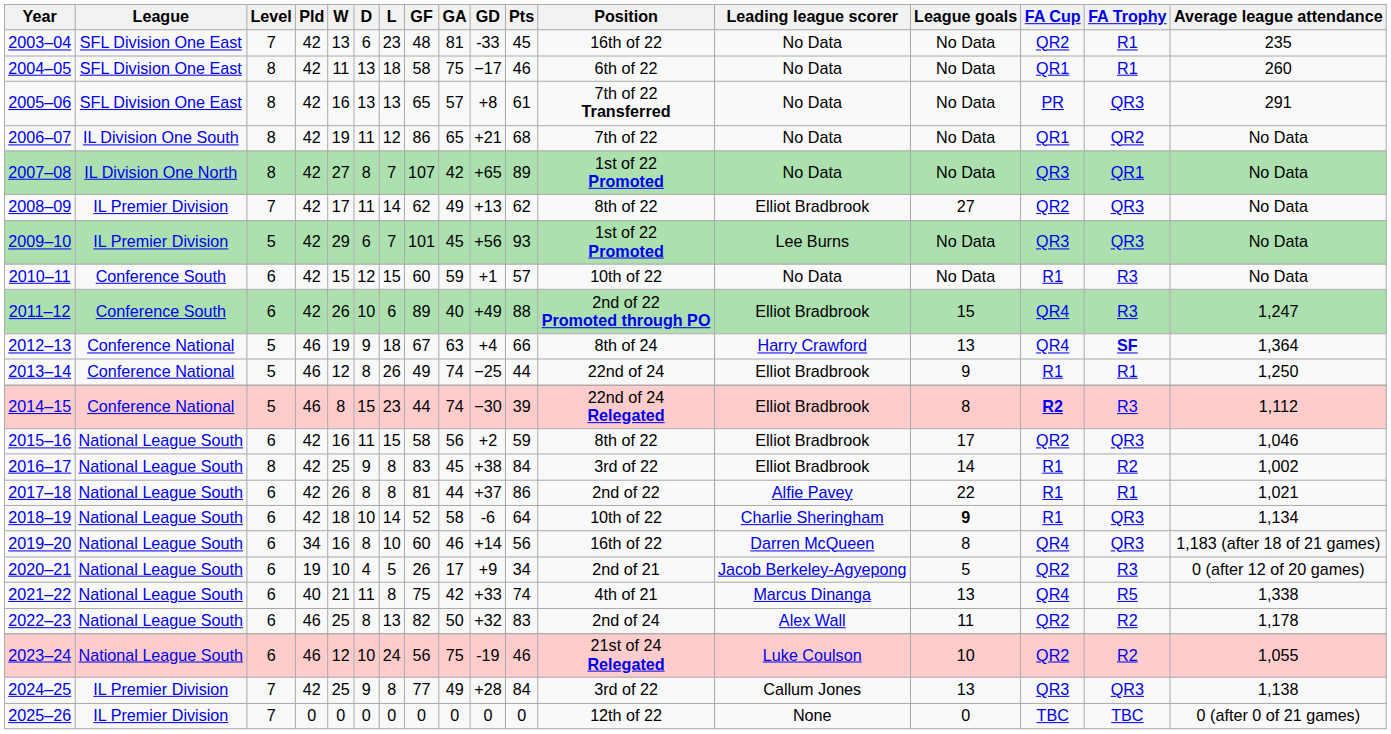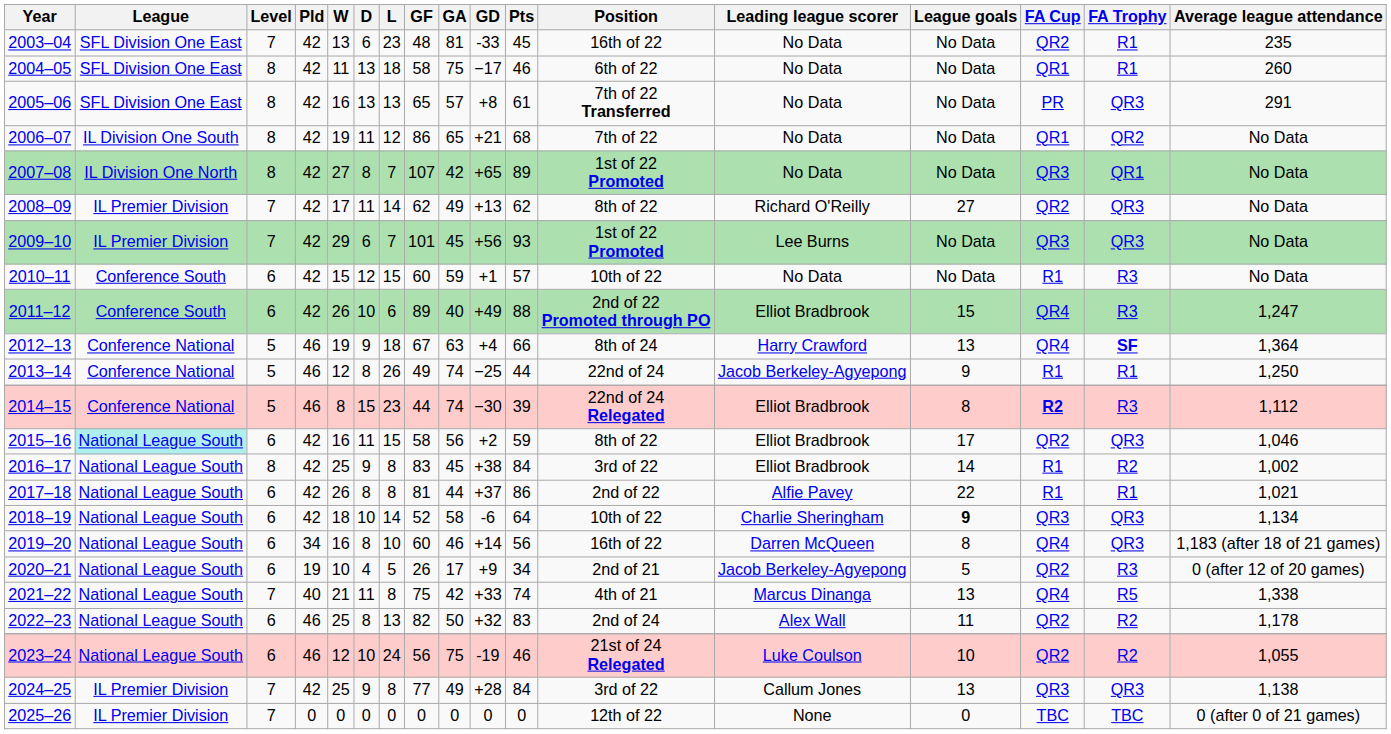(812, 207) Elliot Bradbrook -> (812, 207) Richard O'Reilly
(271, 242) 5 -> (271, 242) 7
(812, 371) Elliot Bradbrook -> (812, 371) Jacob Berkeley-Agyepong
(161, 441) no background -> (161, 441) paleturquoise background
(1053, 518) R1 -> (1053, 518) QR3
(271, 595) 6 -> (271, 595) 7
